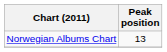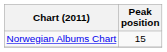(140, 39) 13 -> (140, 39) 15
